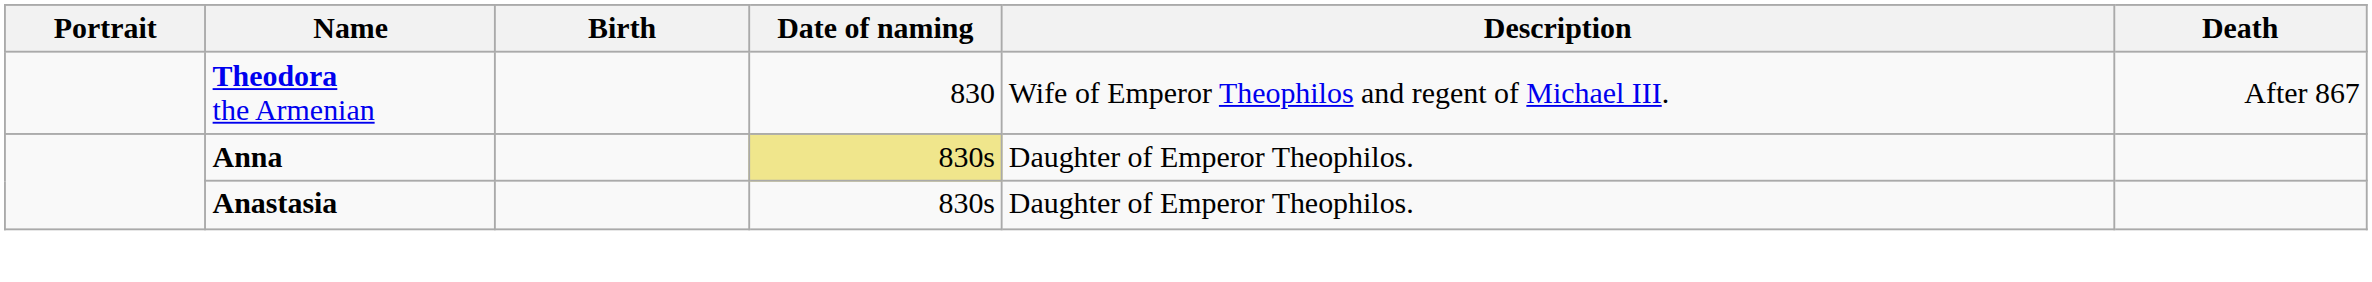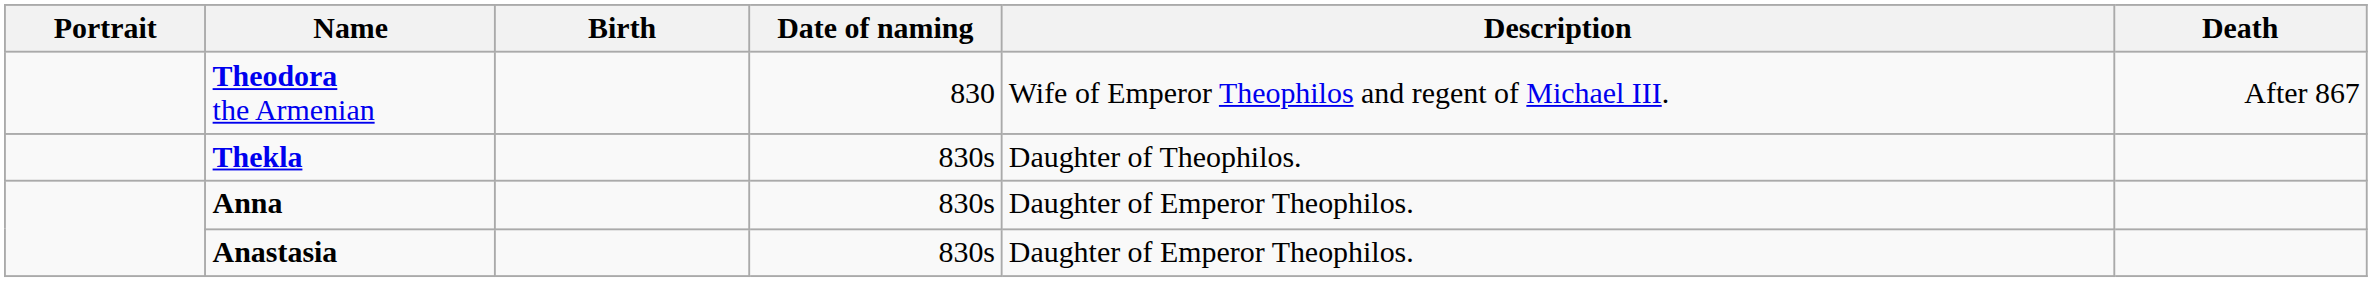+ row: (258, 156)
(967, 156) khaki background -> (967, 204) no background
